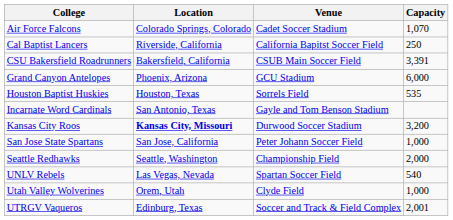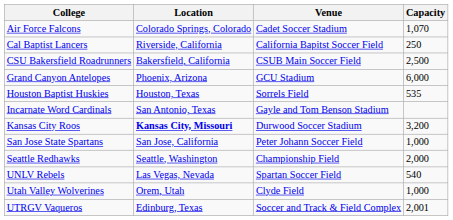(417, 61) 3,391 -> (417, 61) 2,500
